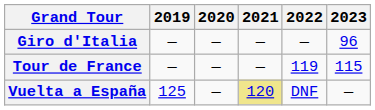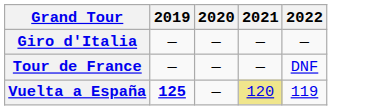- column: (349, 17)
(304, 67) 119 -> (304, 67) DNF
(172, 92) normal -> (172, 92) bold
(304, 92) DNF -> (304, 92) 119
